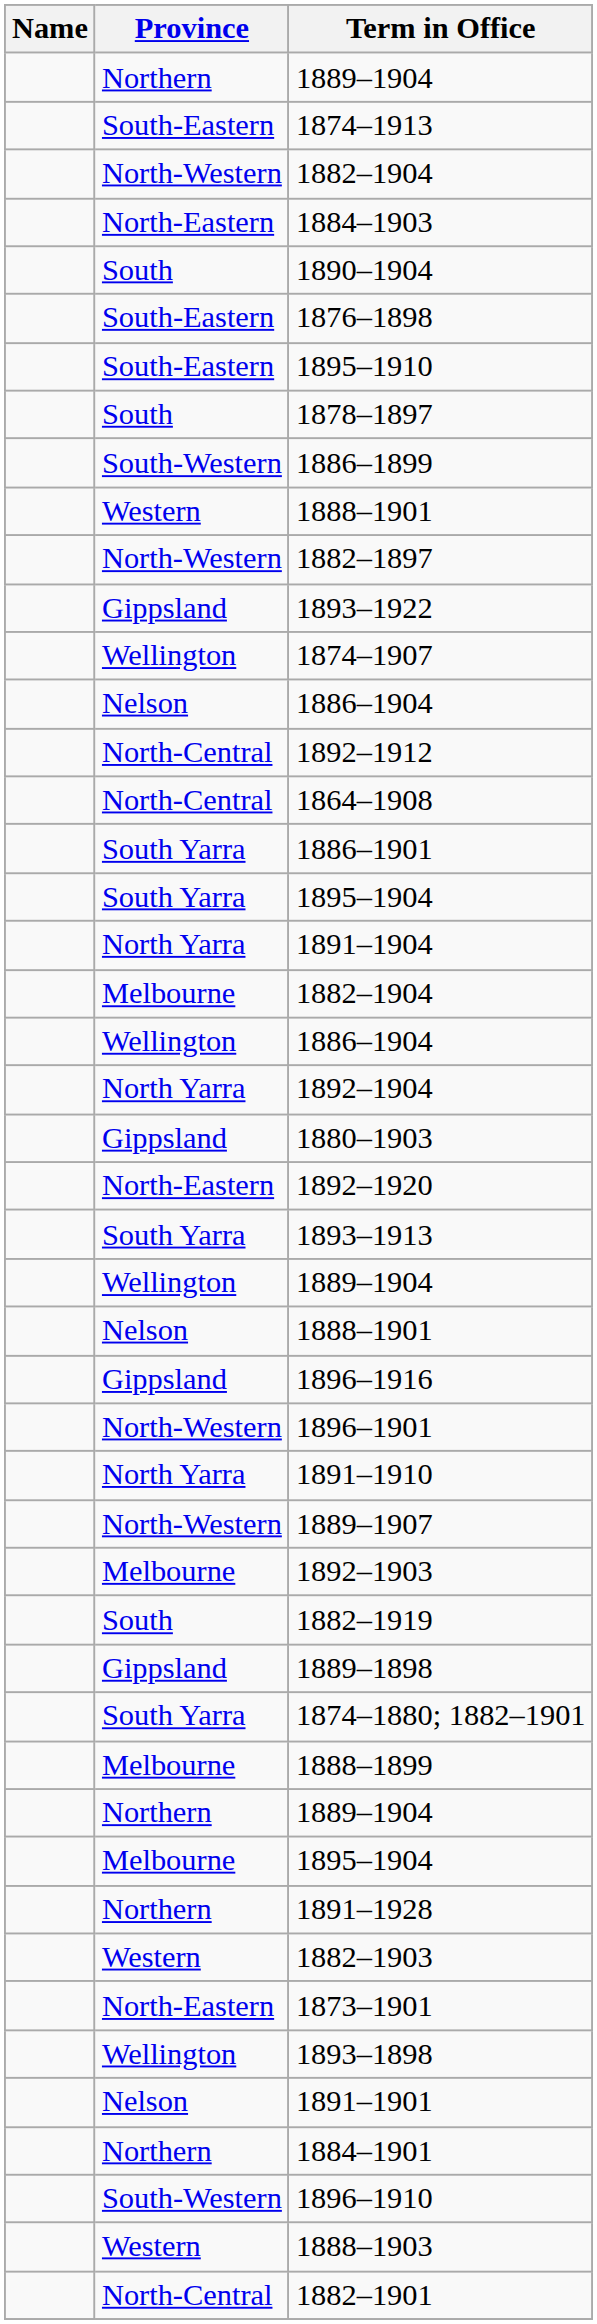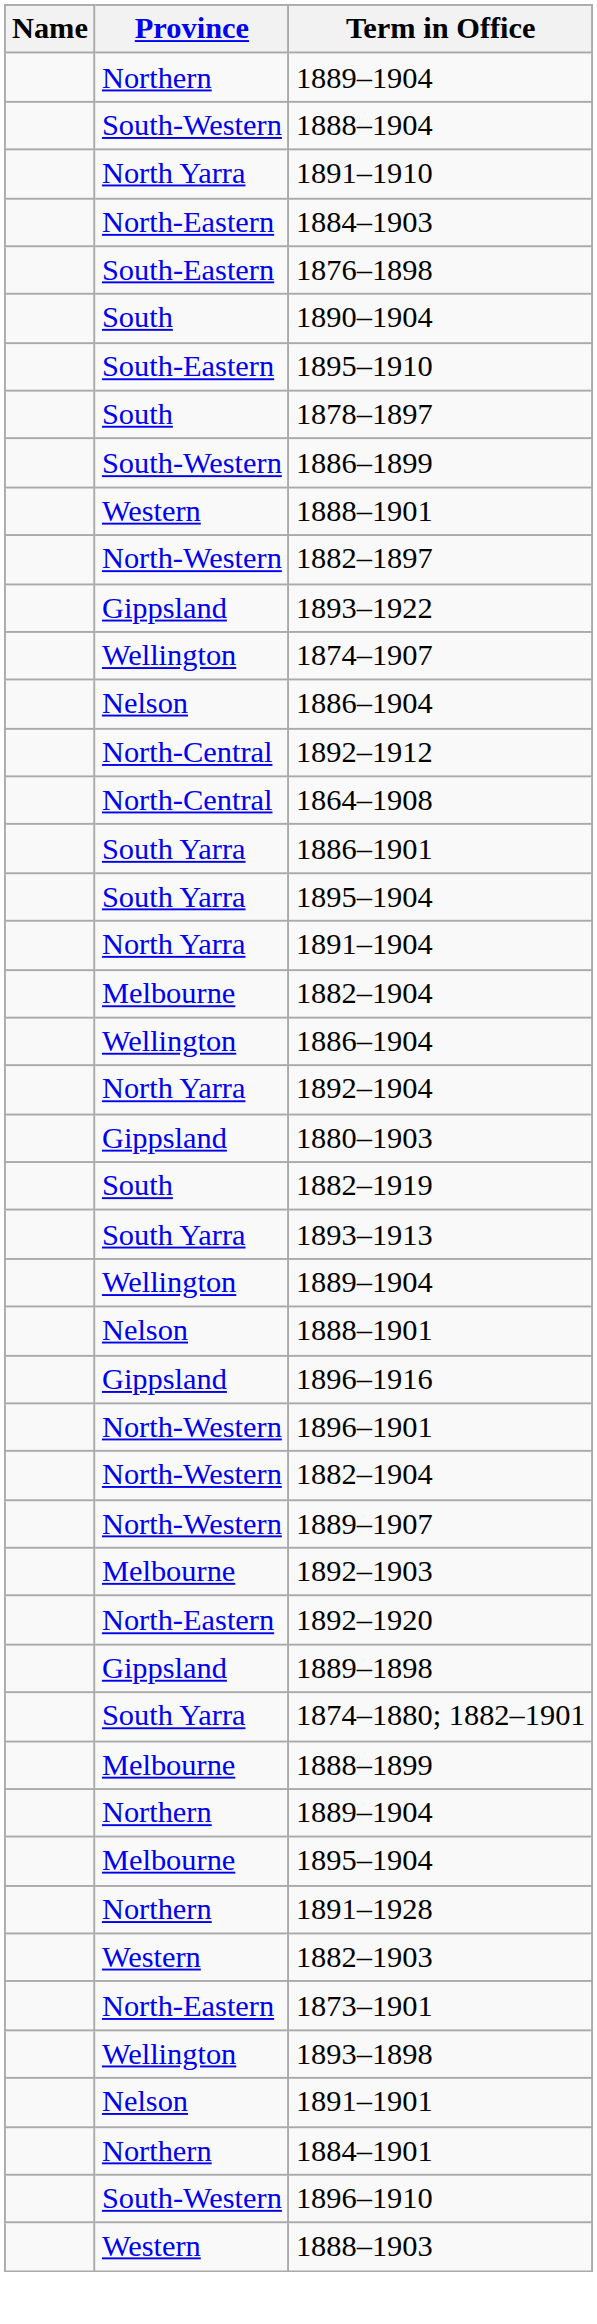+ row: (192, 125)
- row: (188, 125)
rows swapped: (192, 173) <-> (174, 1474)
rows swapped: (137, 269) <-> (188, 317)
rows swapped: (137, 1619) <-> (188, 1185)
- row: (187, 2294)
